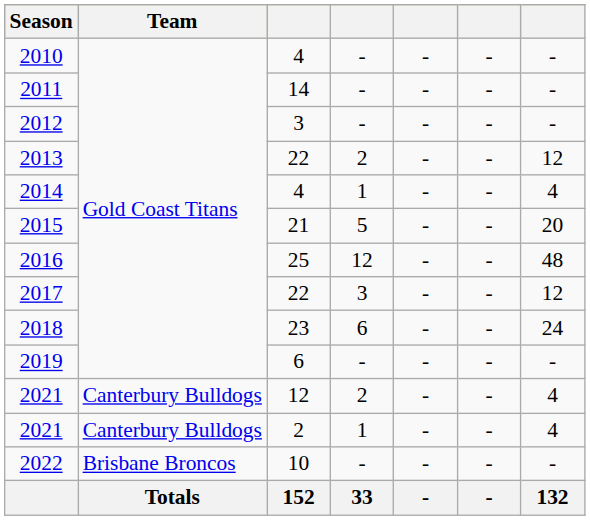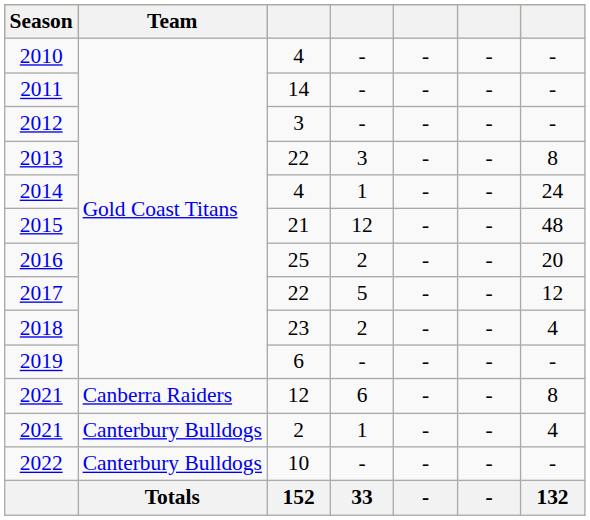(362, 157) 2 -> (362, 157) 3
(552, 157) 12 -> (552, 157) 8
(552, 191) 4 -> (552, 191) 24
(362, 225) 5 -> (362, 225) 12
(552, 225) 20 -> (552, 225) 48
(362, 259) 12 -> (362, 259) 2
(552, 259) 48 -> (552, 259) 20
(362, 293) 3 -> (362, 293) 5
(362, 327) 6 -> (362, 327) 2
(552, 327) 24 -> (552, 327) 4
(172, 395) Canterbury Bulldogs -> (157, 395) Canberra Raiders
(362, 395) 2 -> (362, 395) 6
(552, 395) 4 -> (552, 395) 8
(159, 463) Brisbane Broncos -> (172, 463) Canterbury Bulldogs
